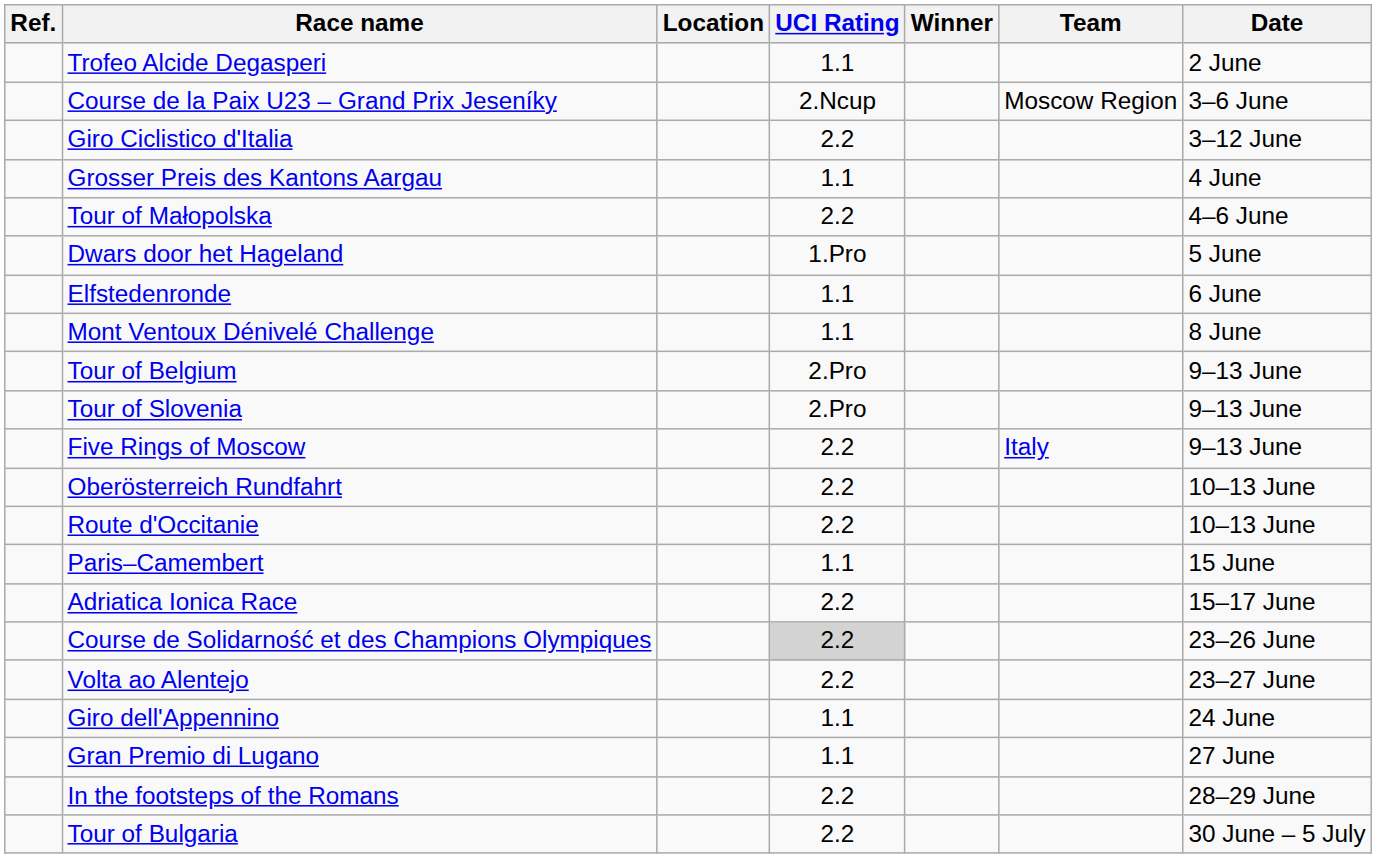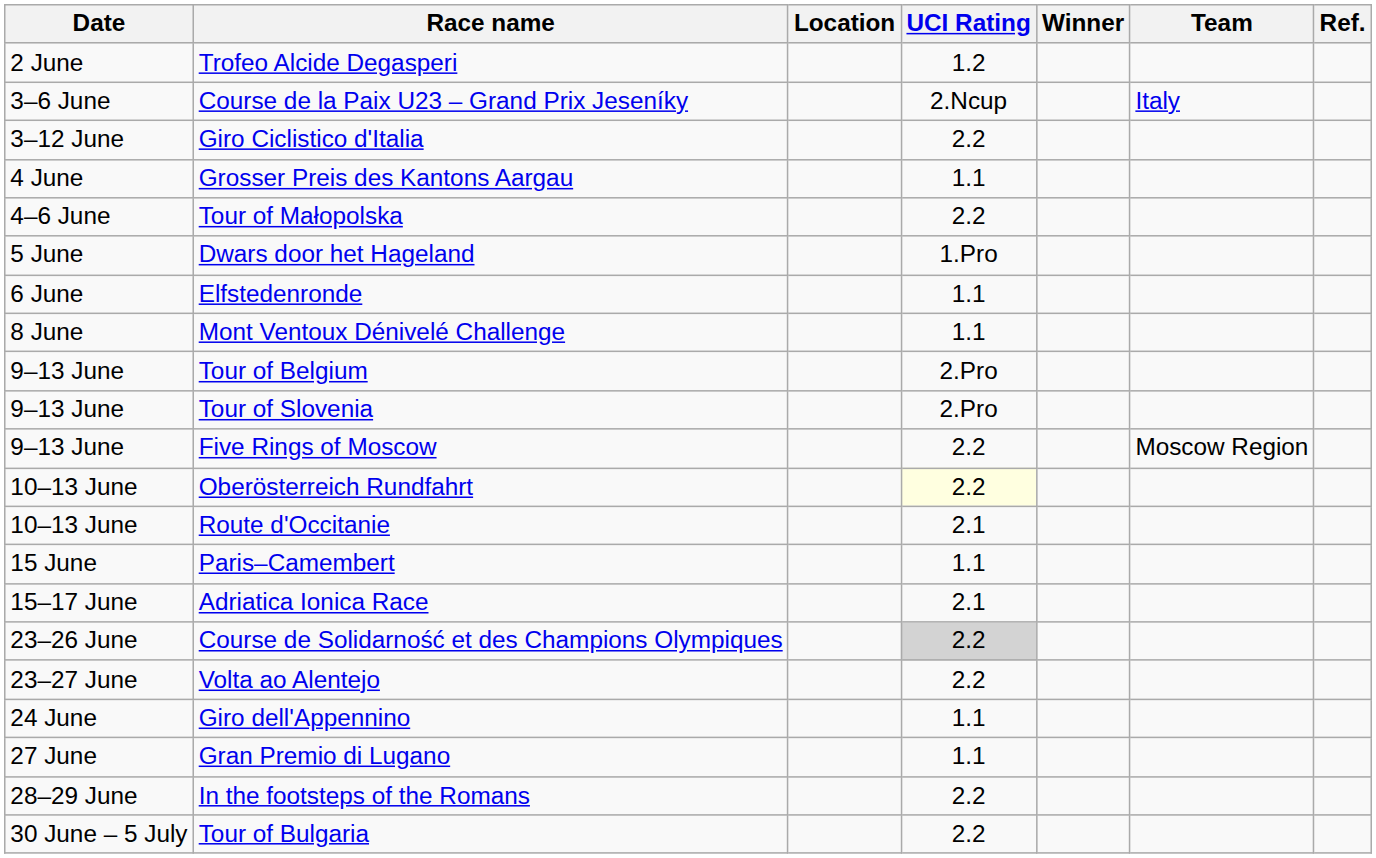columns swapped: (1277, 23) <-> (33, 23)
(837, 62) 1.1 -> (969, 62) 1.2
(1091, 100) Moscow Region -> (1158, 100) Italy
(1027, 448) Italy -> (1222, 448) Moscow Region
(837, 486) no background -> (969, 486) lightyellow background
(837, 525) 2.2 -> (969, 525) 2.1
(837, 602) 2.2 -> (969, 602) 2.1
